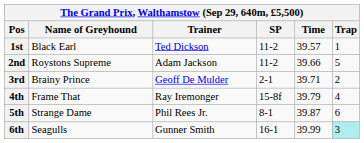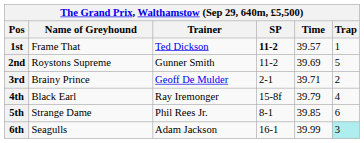(54, 46) Black Earl -> (56, 46) Frame That
(268, 46) normal -> (268, 46) bold
(186, 63) Adam Jackson -> (185, 63) Gunner Smith
(309, 63) 39.66 -> (309, 63) 39.69
(56, 96) Frame That -> (54, 96) Black Earl
(309, 113) 39.87 -> (309, 113) 39.85
(185, 130) Gunner Smith -> (186, 130) Adam Jackson
